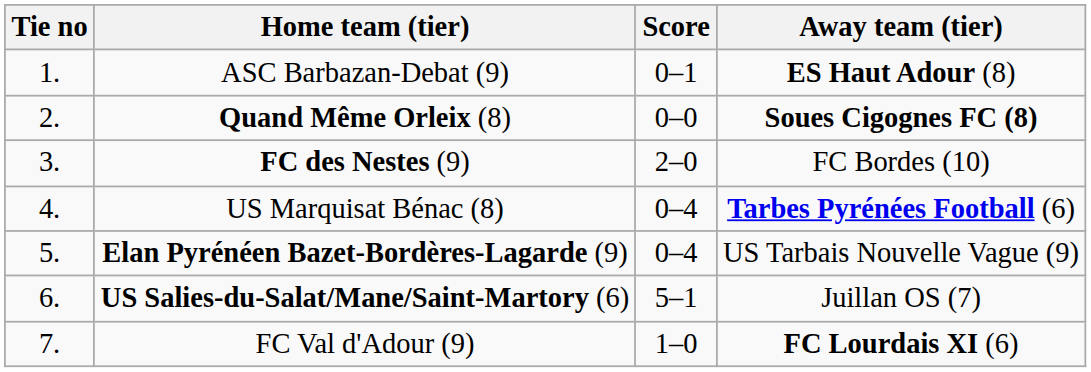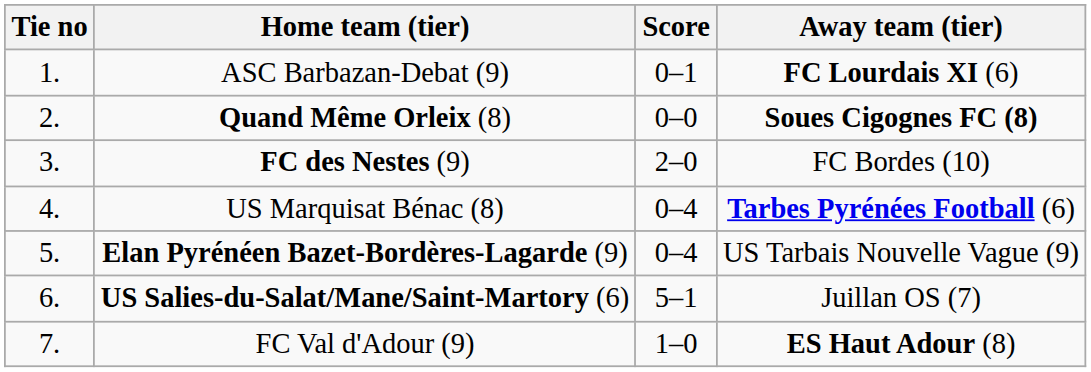(901, 72) ES Haut Adour (8) -> (901, 72) FC Lourdais XI (6)
(901, 343) FC Lourdais XI (6) -> (901, 343) ES Haut Adour (8)
